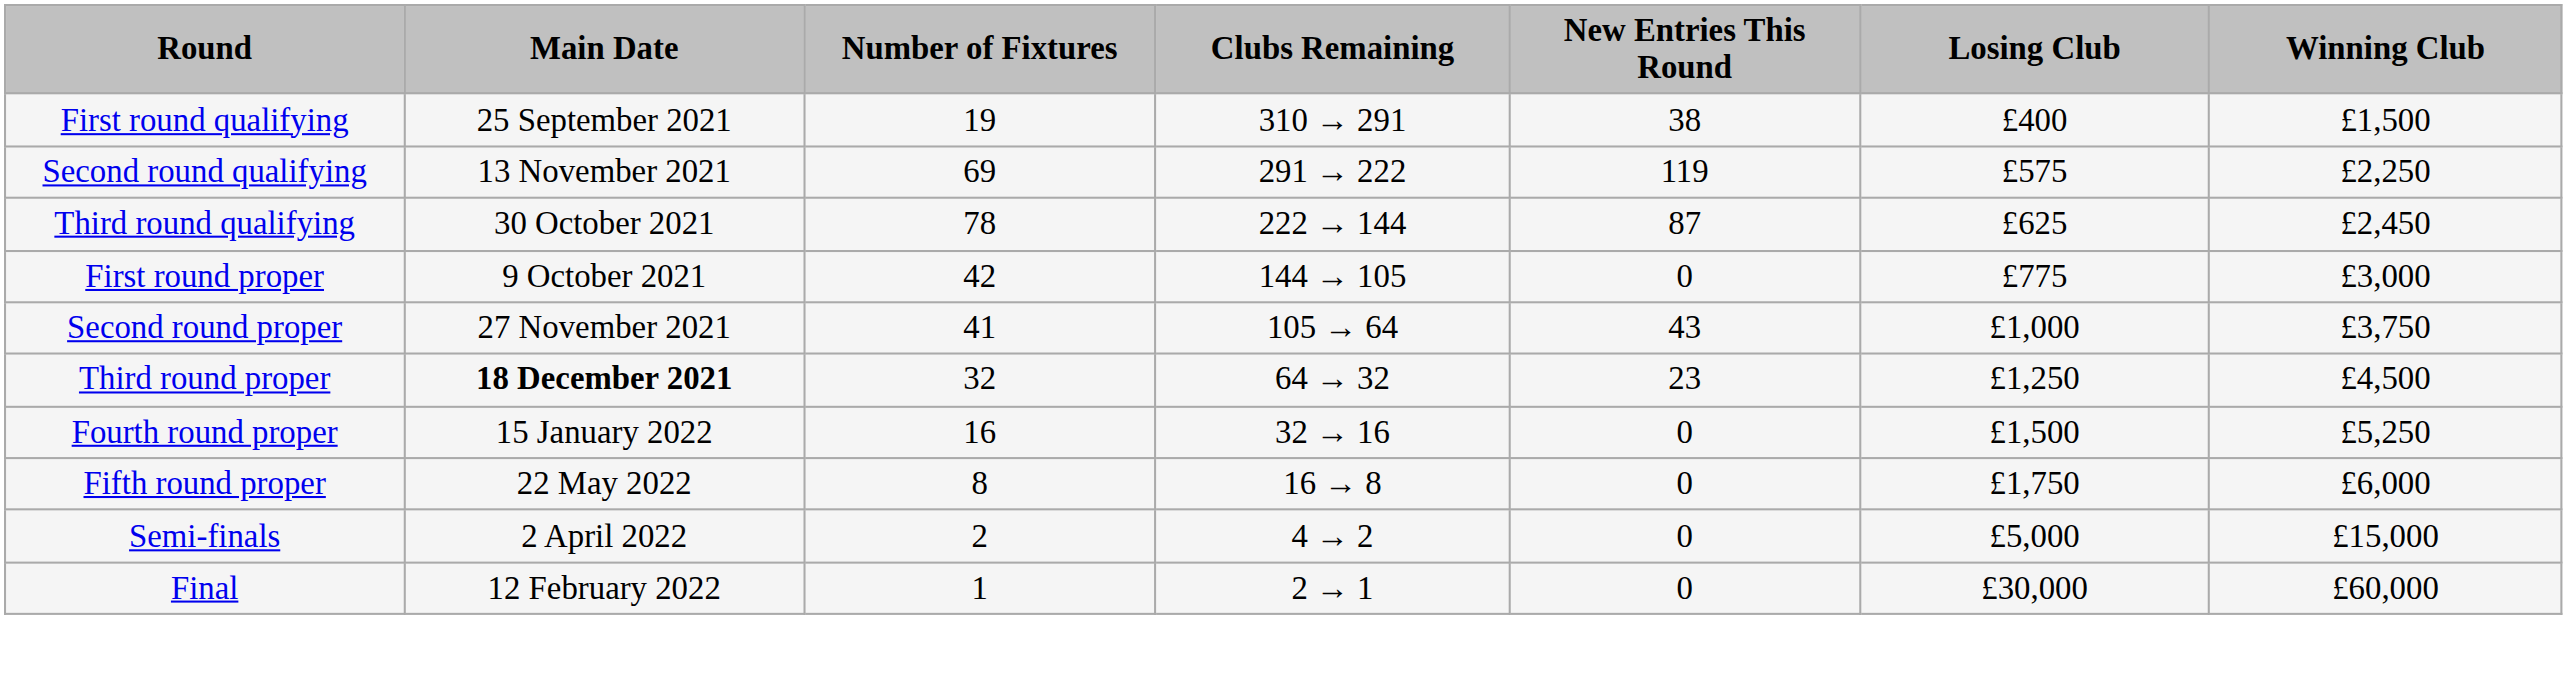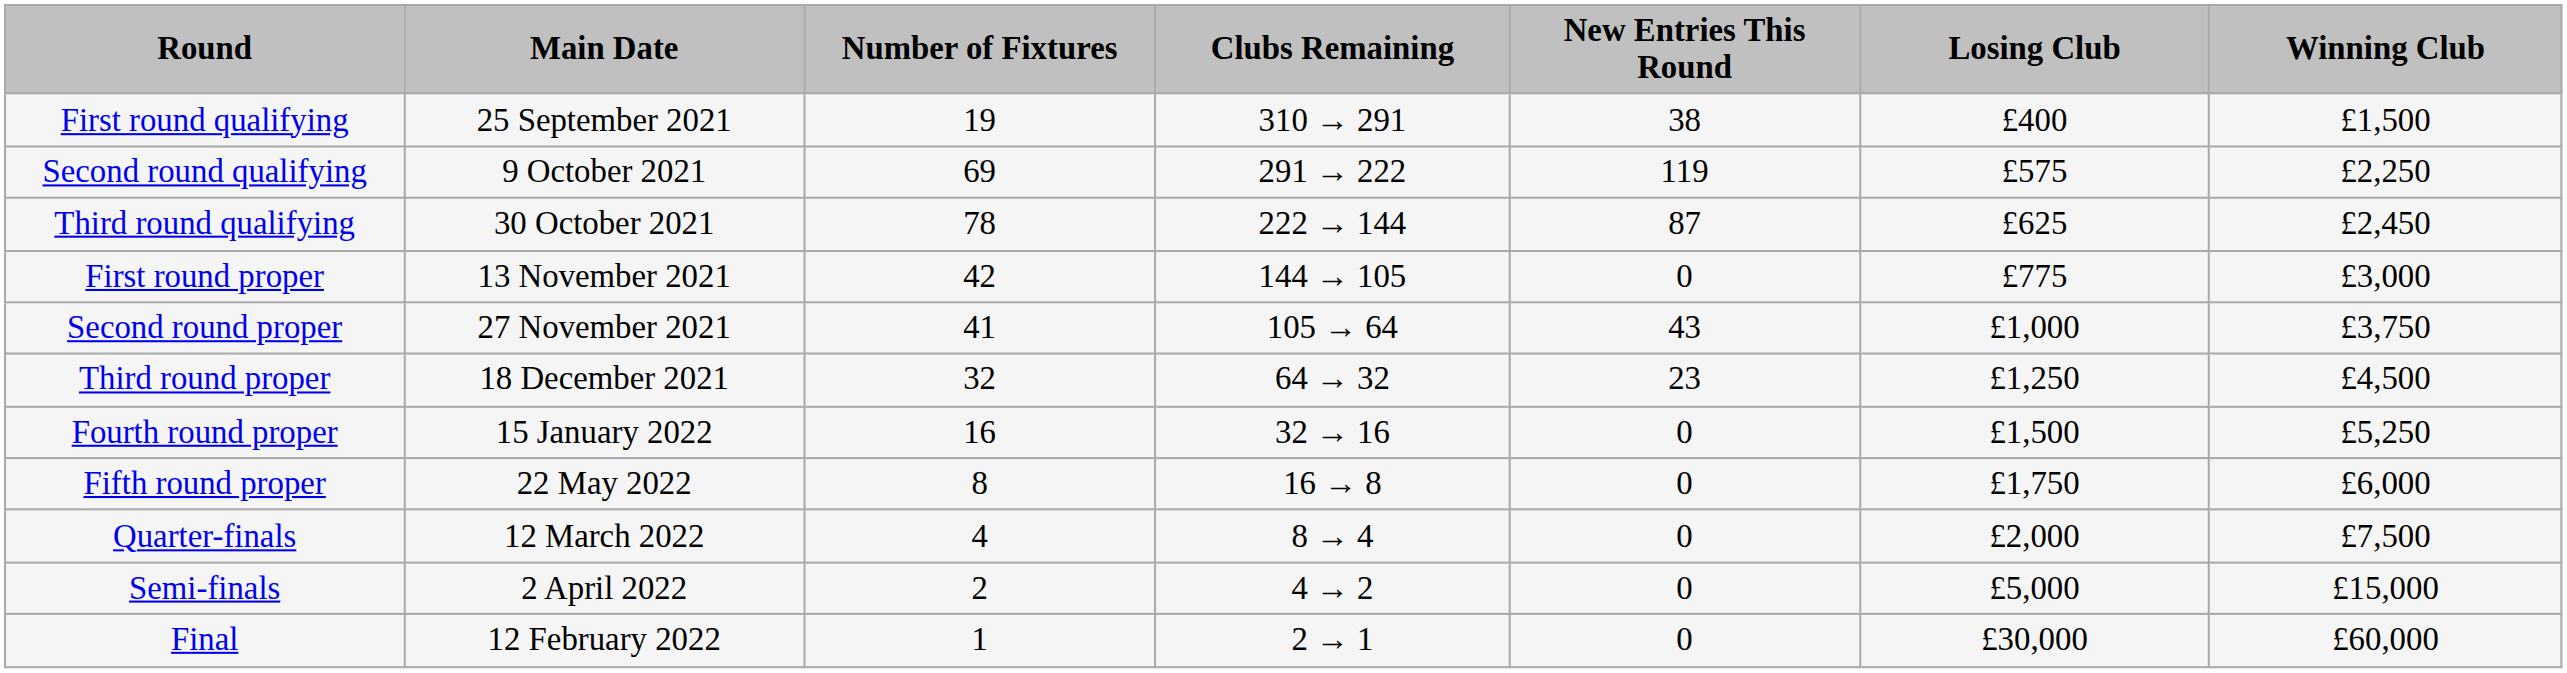(604, 171) 13 November 2021 -> (604, 171) 9 October 2021
(604, 275) 9 October 2021 -> (604, 275) 13 November 2021
(604, 379) bold -> (604, 379) normal
+ row: (205, 535)
